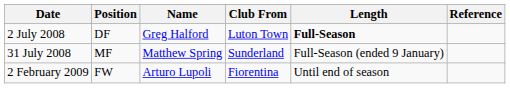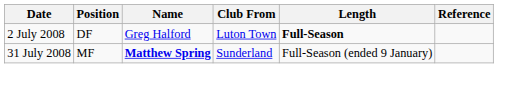(182, 53) normal -> (168, 53) bold
- row: (48, 72)
